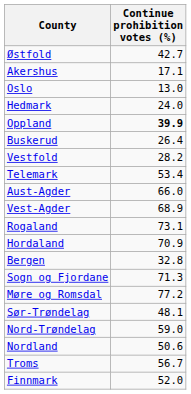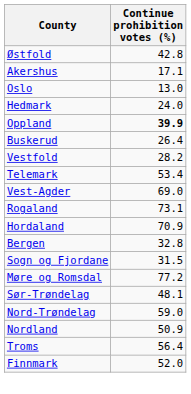(170, 54) 42.7 -> (170, 54) 42.8
- row: (39, 192)
(170, 209) 68.9 -> (170, 192) 69.0
(170, 278) 71.3 -> (170, 260) 31.5
(170, 346) 50.6 -> (170, 329) 50.9
(170, 363) 56.7 -> (170, 346) 56.4
